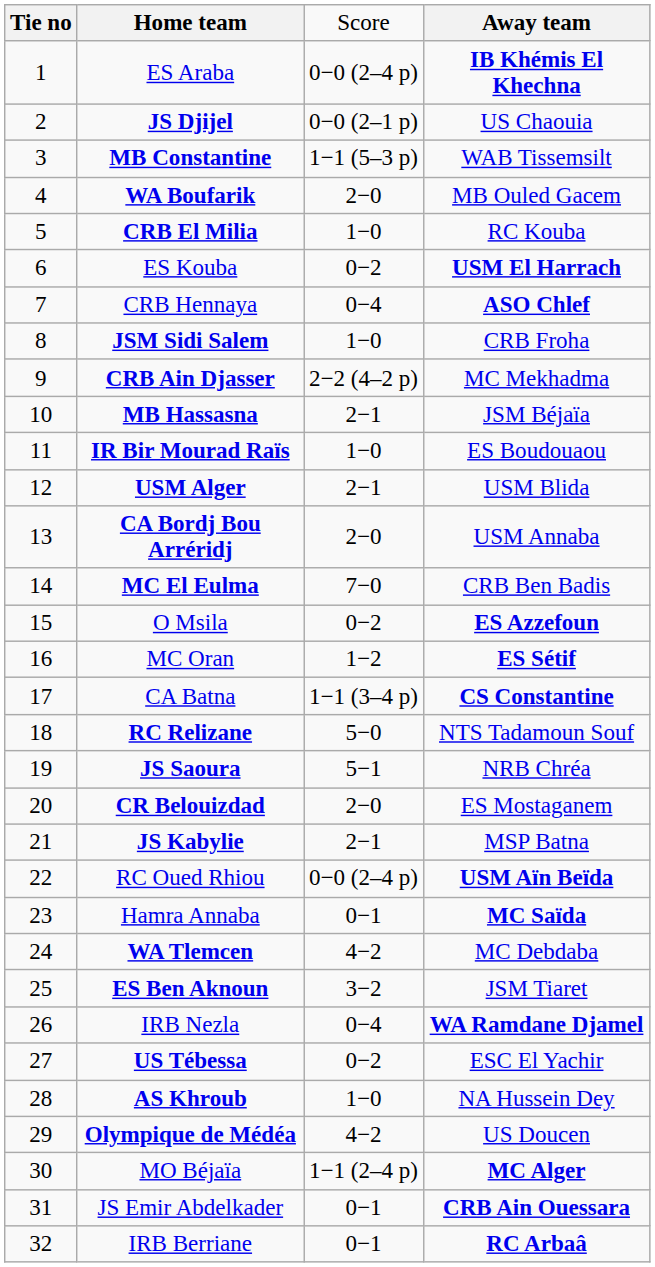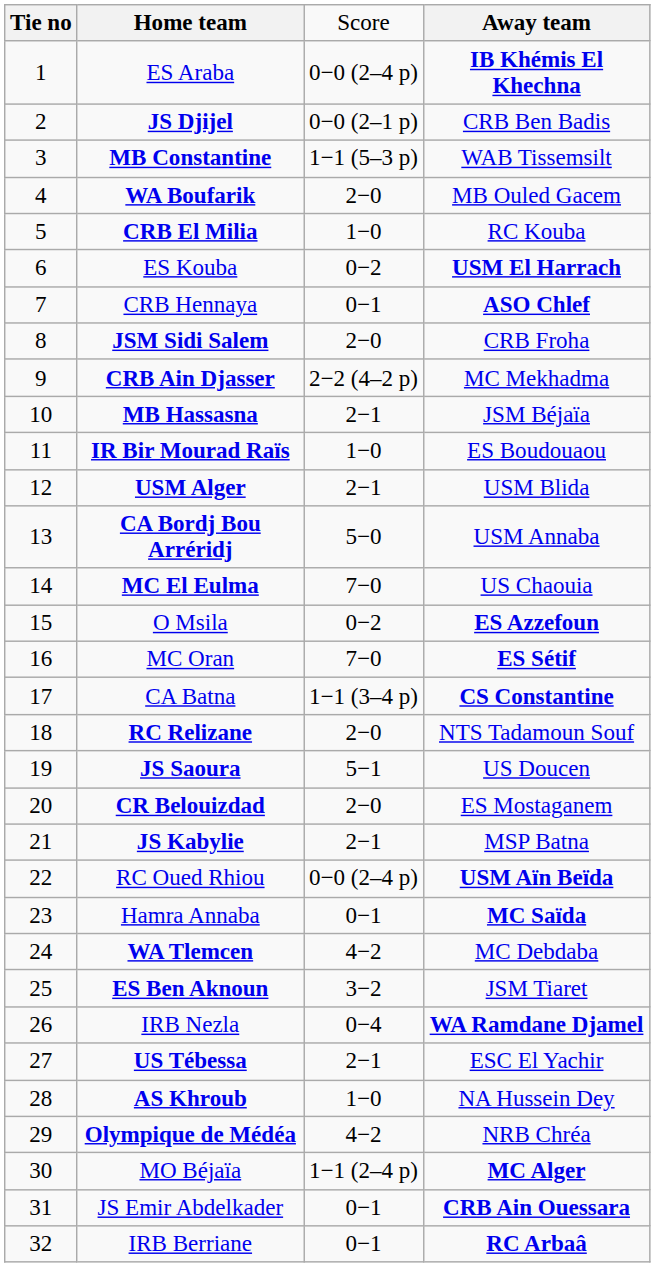(537, 121) US Chaouia -> (537, 121) CRB Ben Badis
(363, 304) 0−4 -> (363, 304) 0−1
(363, 341) 1−0 -> (363, 341) 2−0
(363, 536) 2−0 -> (363, 536) 5−0
(537, 586) CRB Ben Badis -> (537, 586) US Chaouia
(363, 659) 1−2 -> (363, 659) 7−0
(363, 732) 5−0 -> (363, 732) 2−0
(537, 768) NRB Chréa -> (537, 768) US Doucen
(363, 1061) 0−2 -> (363, 1061) 2−1
(537, 1134) US Doucen -> (537, 1134) NRB Chréa
